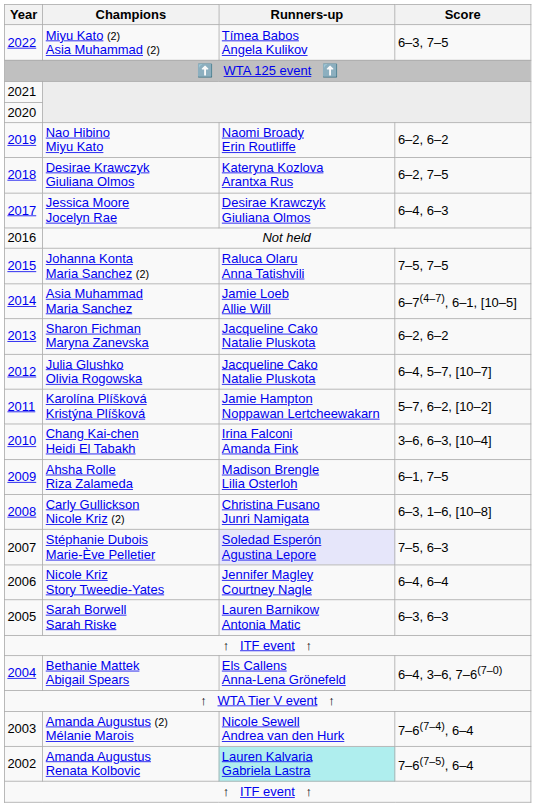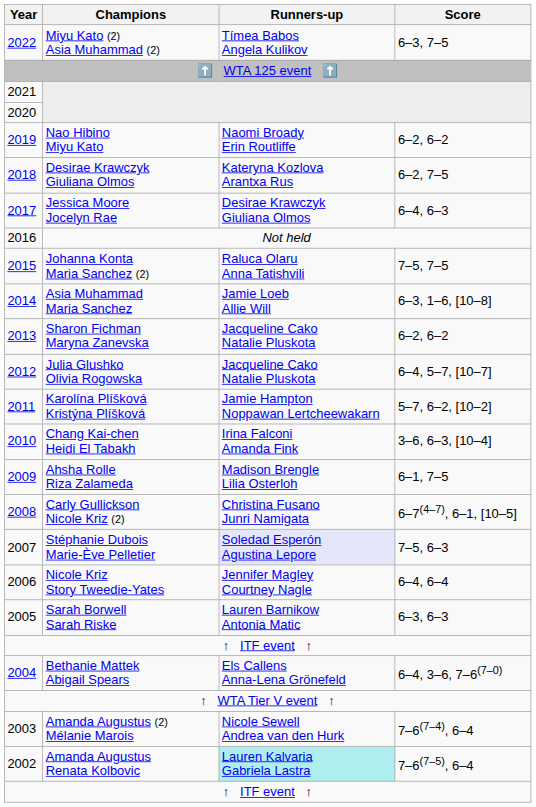(457, 301) 6–7(4–7), 6–1, [10–5] -> (445, 301) 6–3, 1–6, [10–8]
(445, 512) 6–3, 1–6, [10–8] -> (457, 512) 6–7(4–7), 6–1, [10–5]
